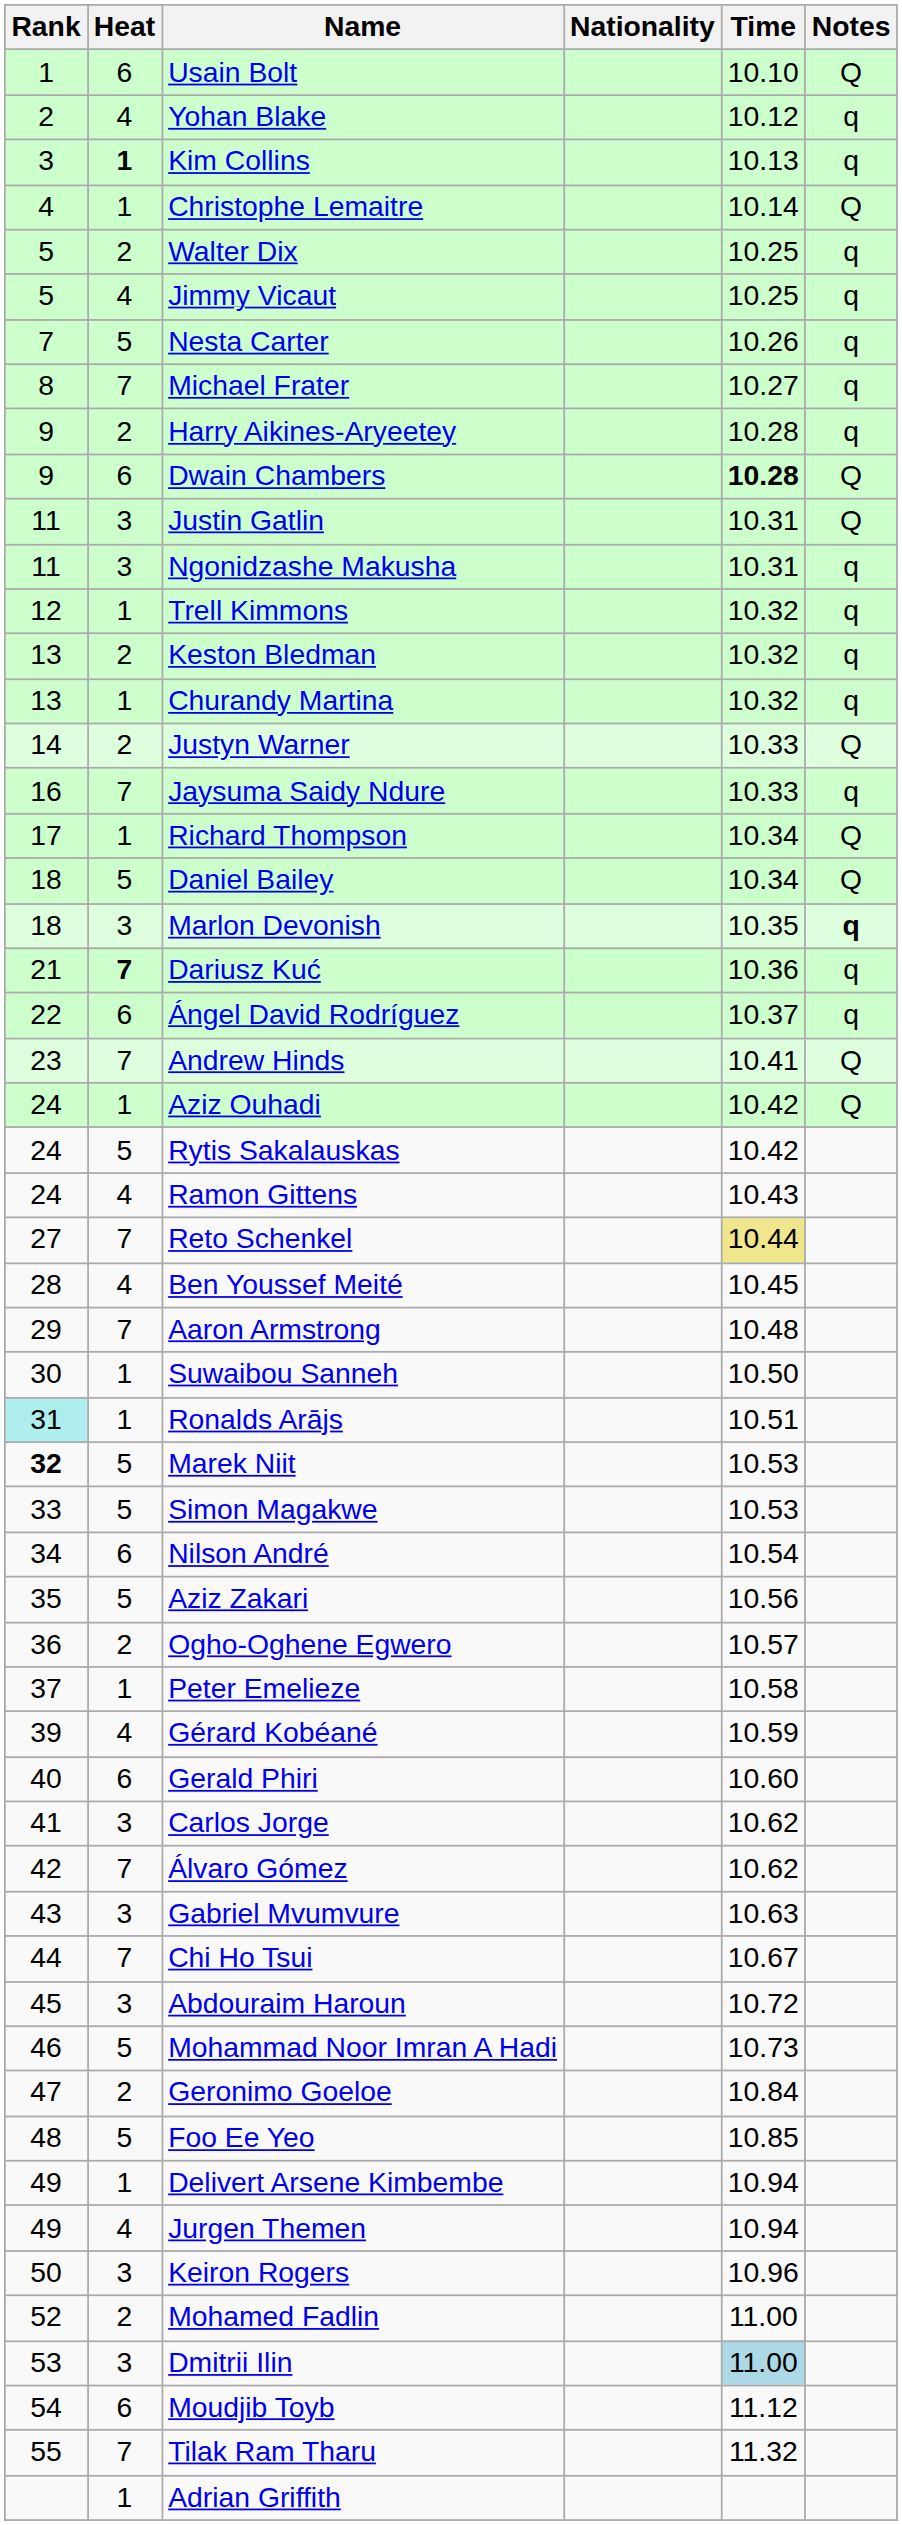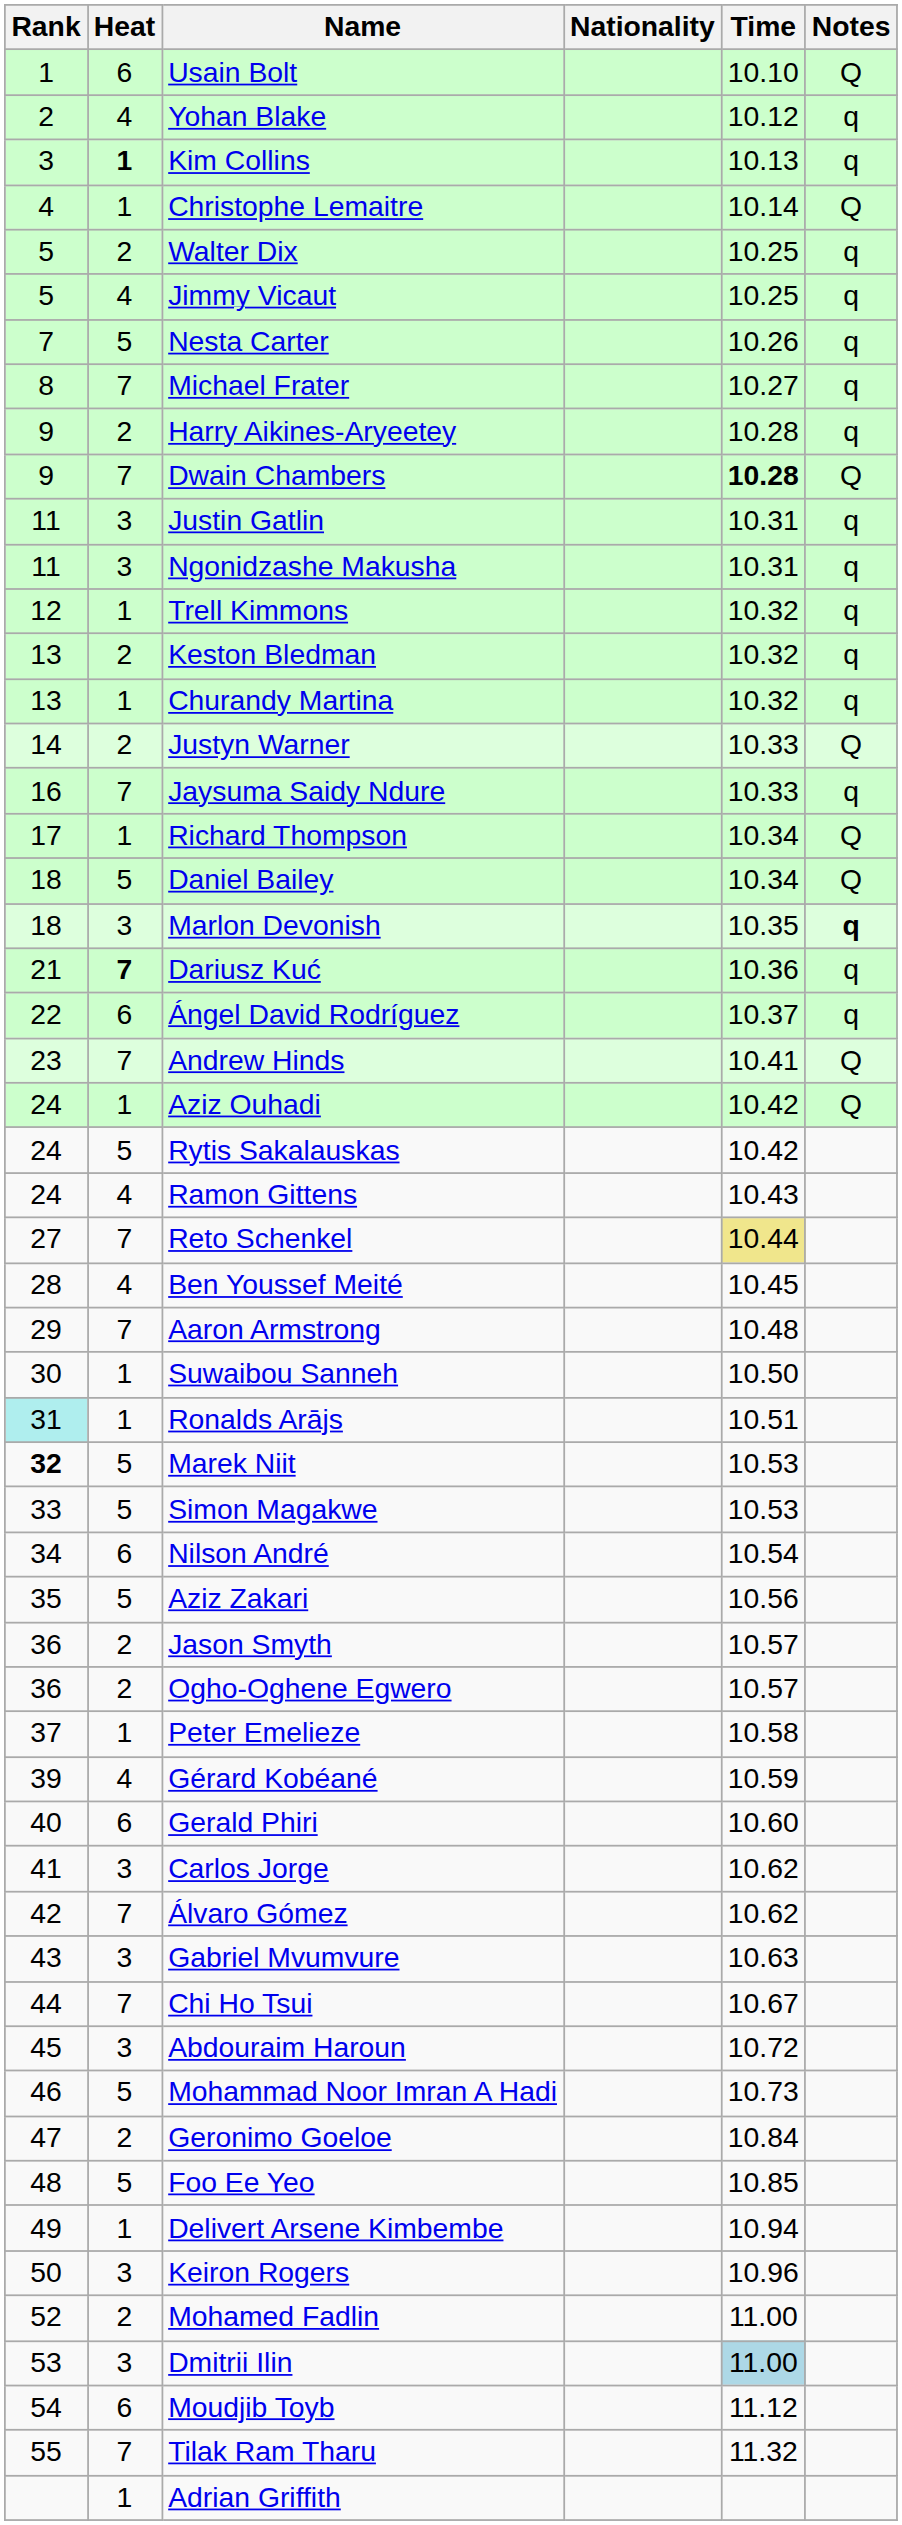(124, 476) 6 -> (124, 476) 7
(851, 521) Q -> (851, 521) q
+ row: (250, 1643)
- row: (267, 2227)
